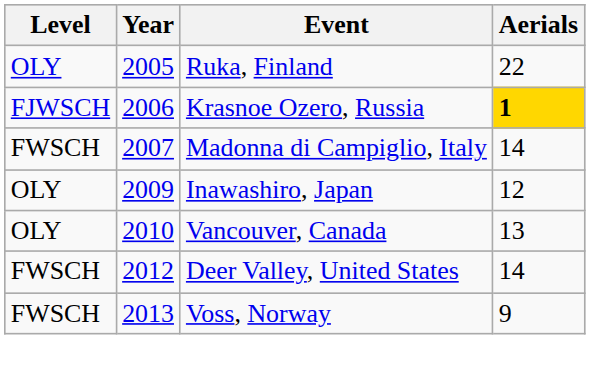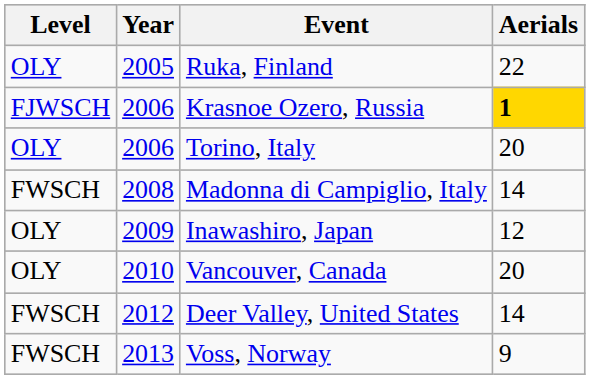+ row: (251, 148)
(148, 148) 2007 -> (148, 189) 2008
(512, 230) 13 -> (512, 271) 20
